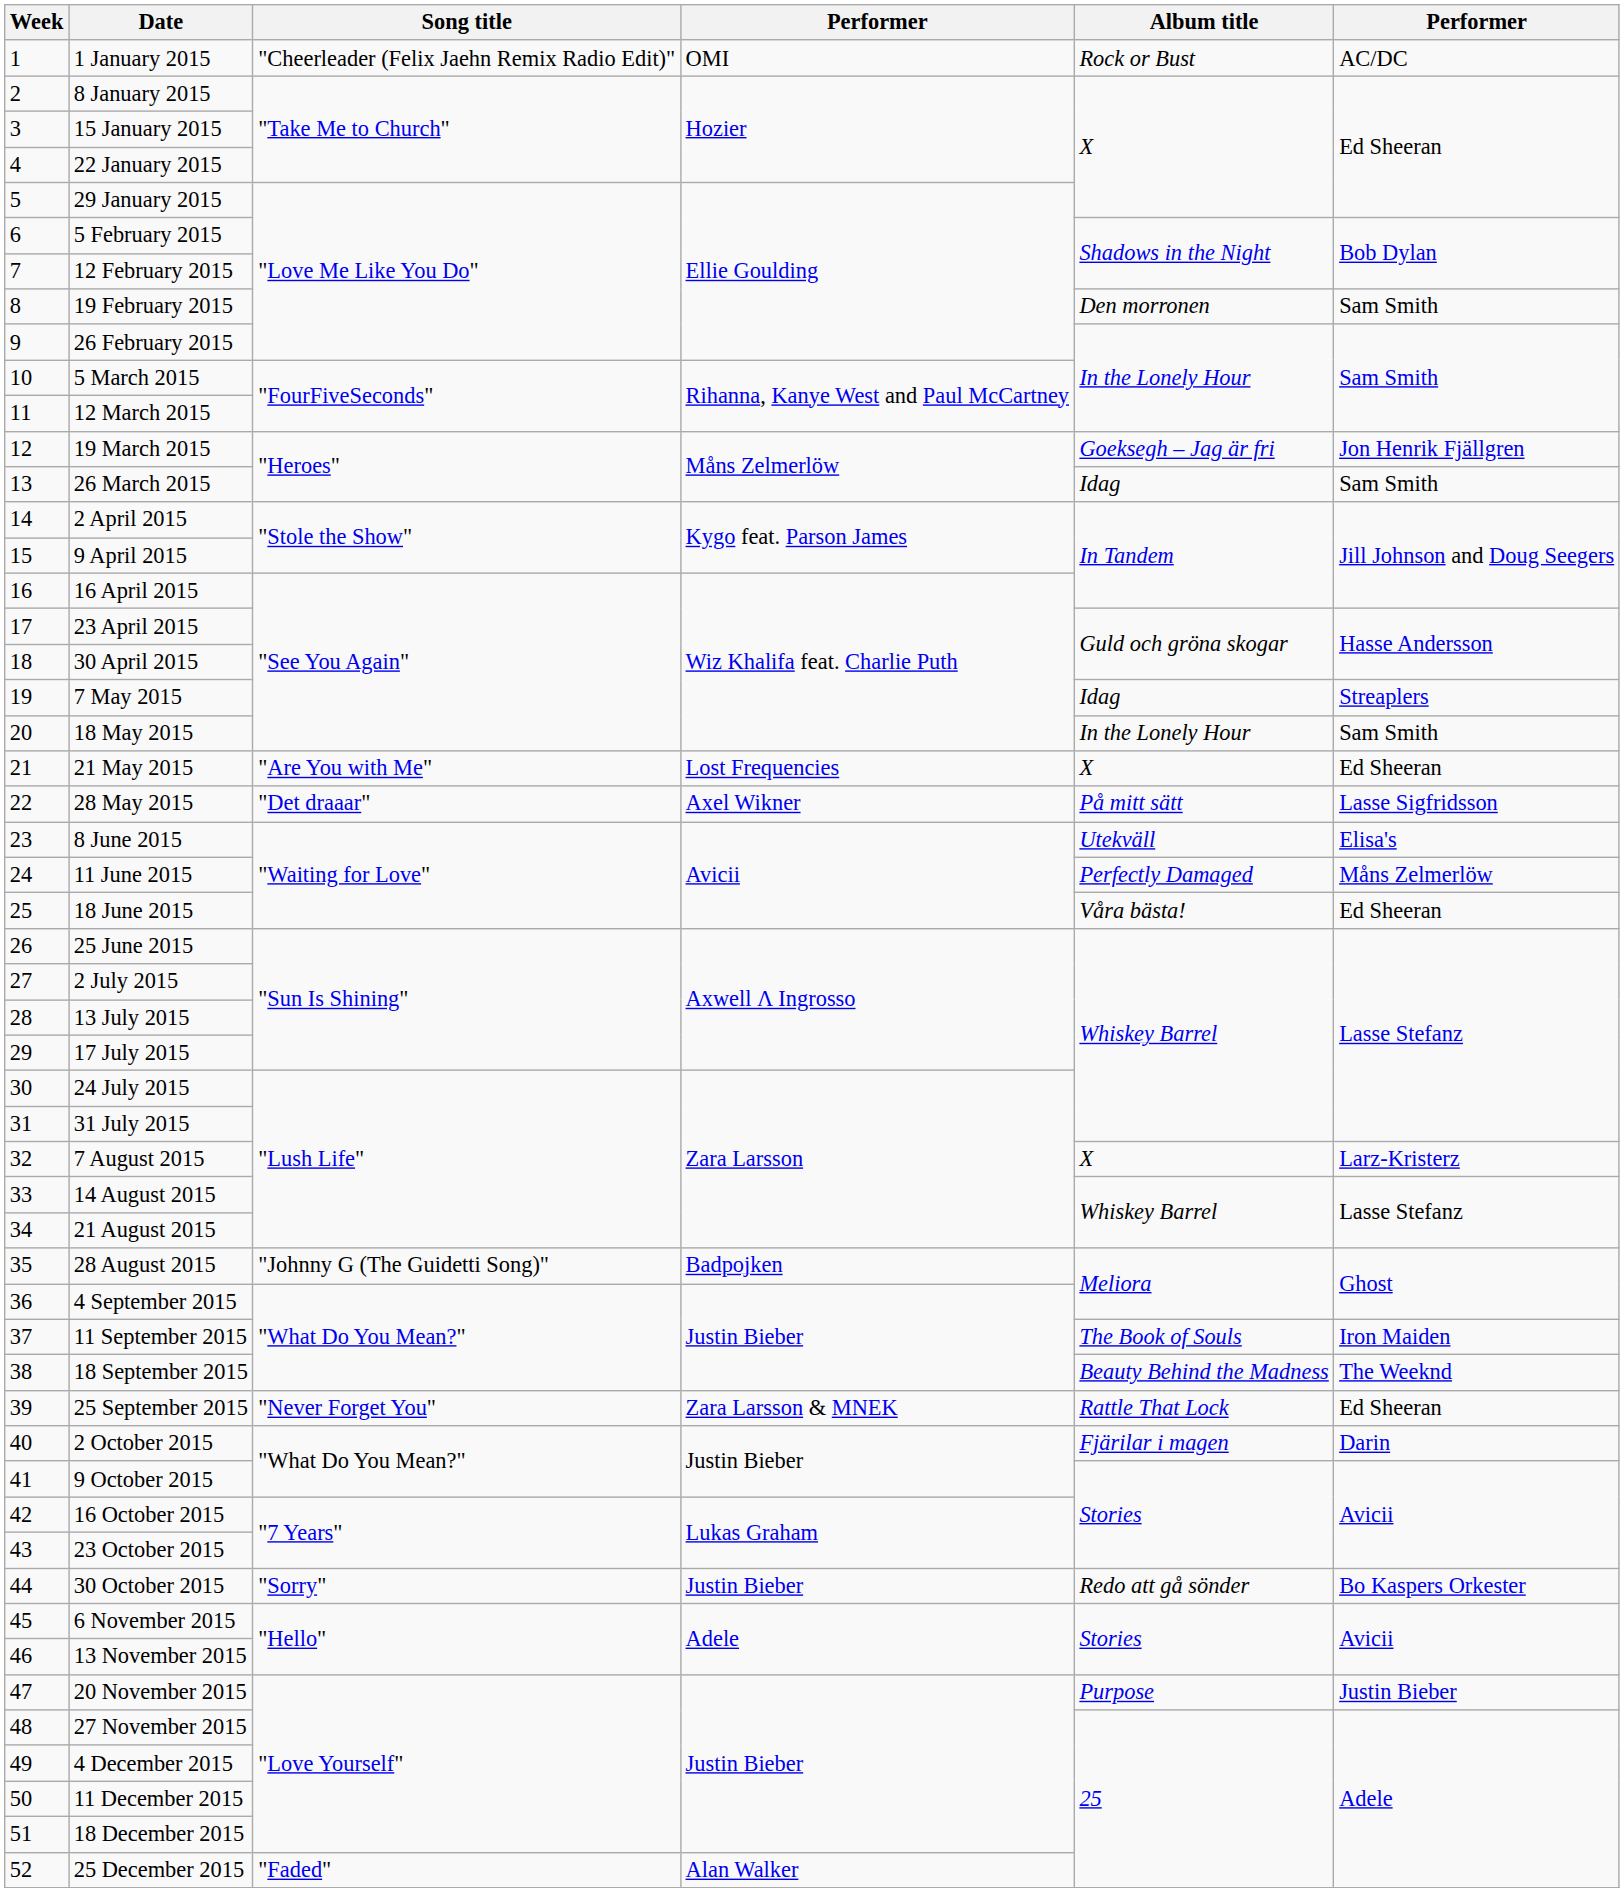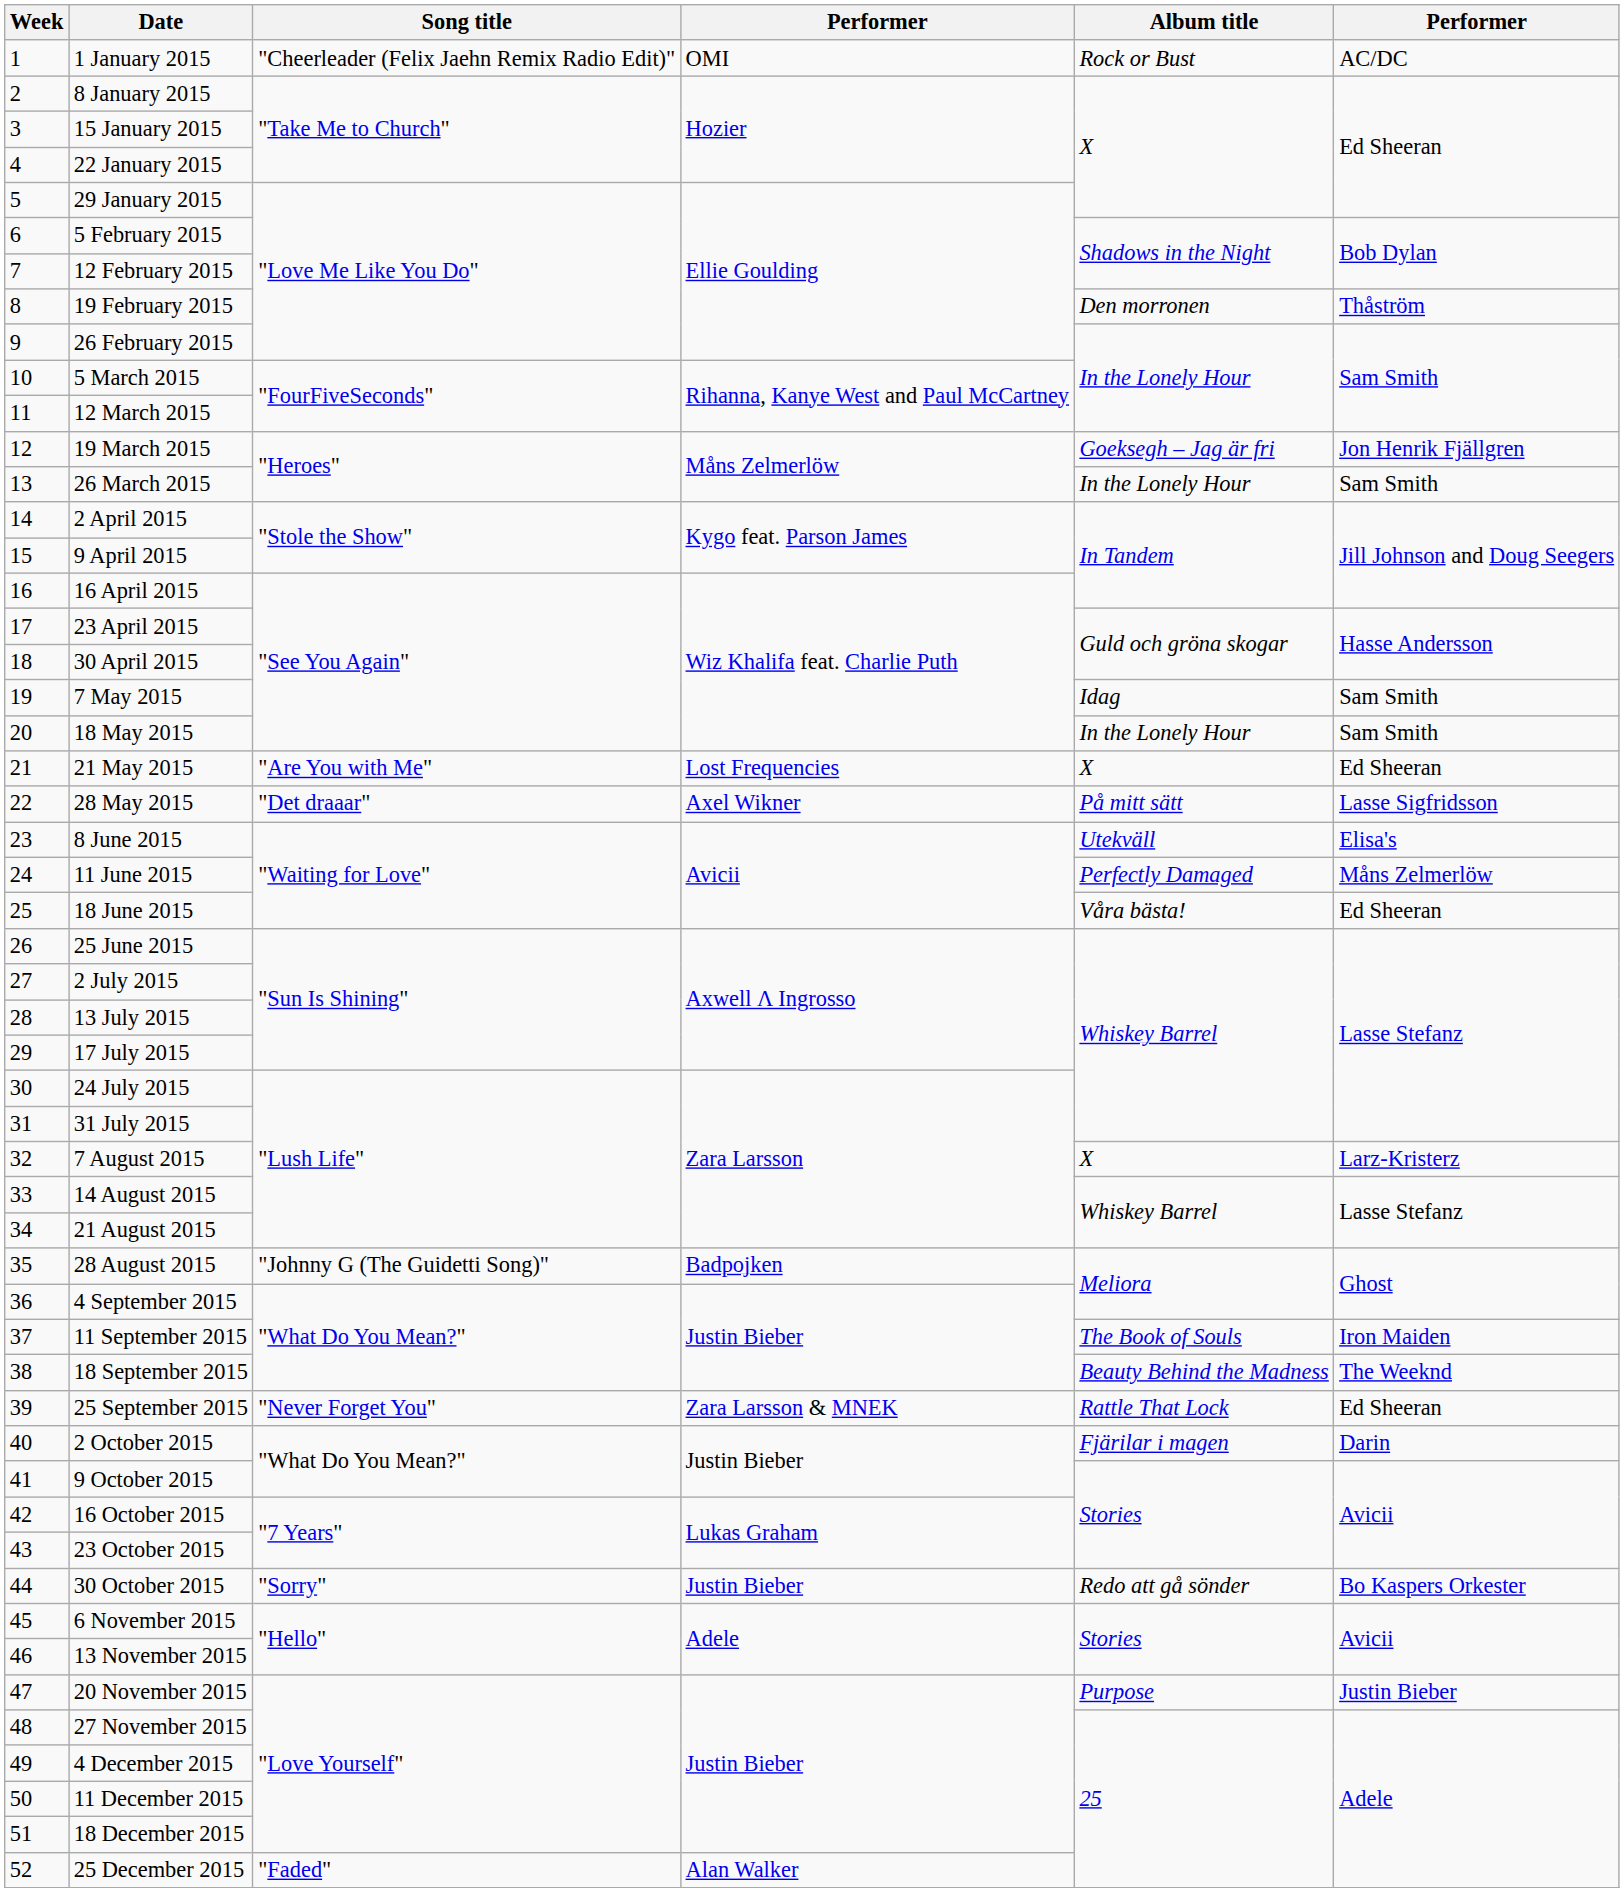(1389, 306) Sam Smith -> (1382, 306) Thåström
(1100, 484) Idag -> (1165, 484) In the Lonely Hour
(1384, 697) Streaplers -> (1389, 697) Sam Smith
